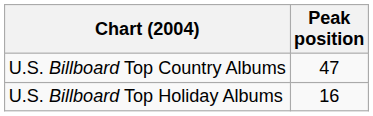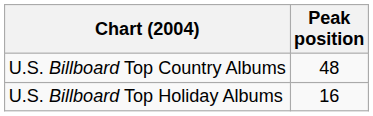(329, 67) 47 -> (329, 67) 48
